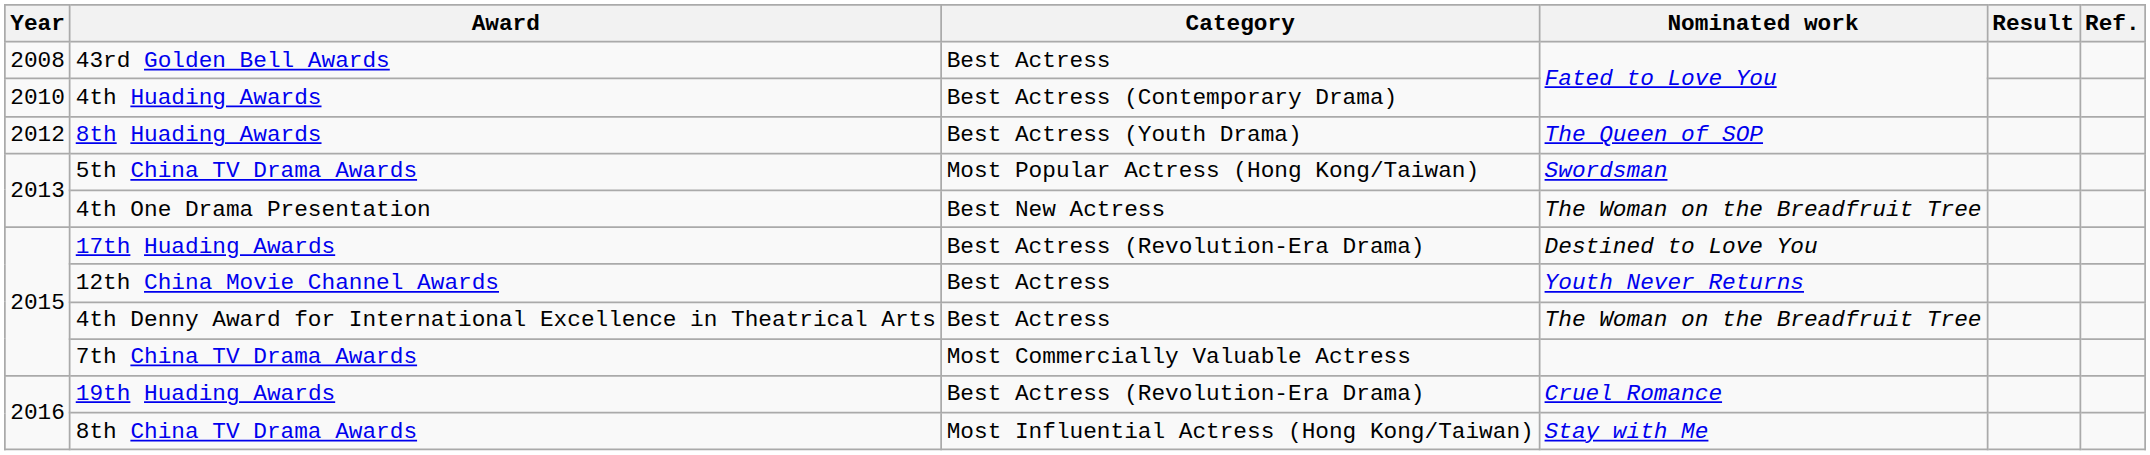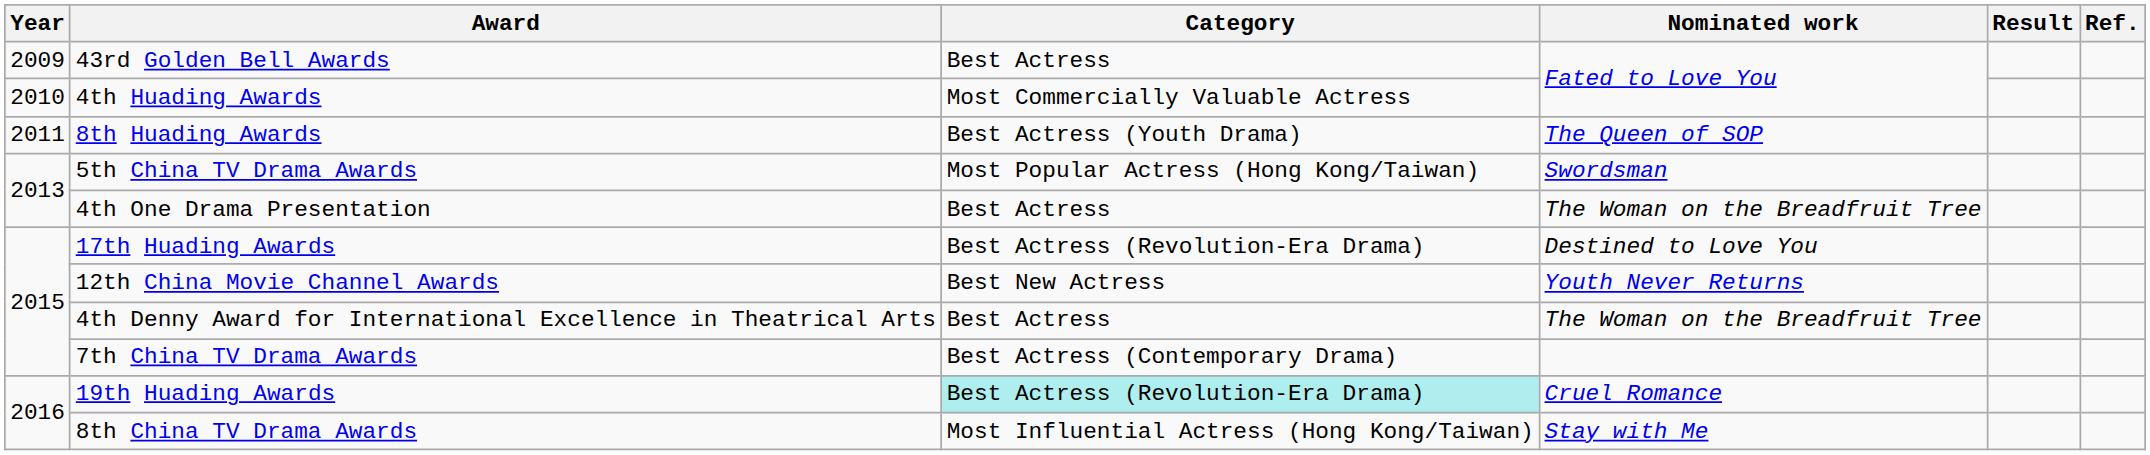(38, 60) 2008 -> (38, 60) 2009
(1172, 98) Best Actress (Contemporary Drama) -> (1179, 98) Most Commercially Valuable Actress
(38, 135) 2012 -> (38, 135) 2011
(1056, 209) Best New Actress -> (1029, 209) Best Actress
(1029, 283) Best Actress -> (1056, 283) Best New Actress
(1179, 357) Most Commercially Valuable Actress -> (1172, 357) Best Actress (Contemporary Drama)
(1186, 394) no background -> (1186, 394) paleturquoise background
